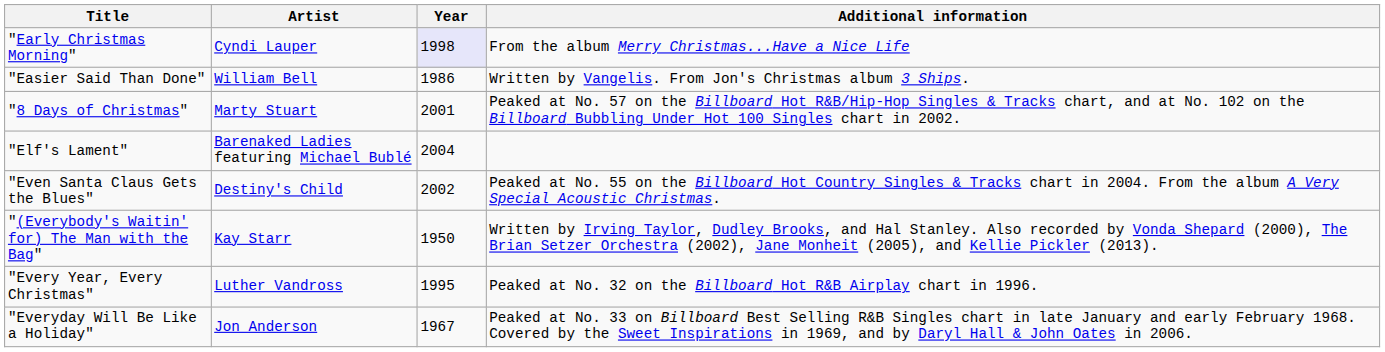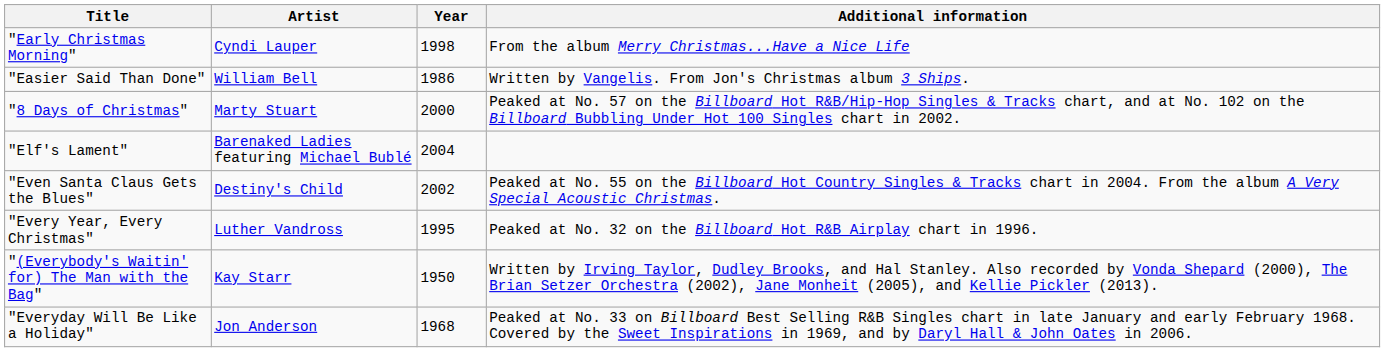(438, 48) lavender background -> (438, 48) no background
(438, 111) 2001 -> (438, 111) 2000
rows swapped: (85, 287) <-> (98, 239)
(438, 326) 1967 -> (438, 326) 1968
